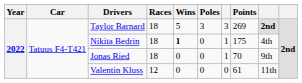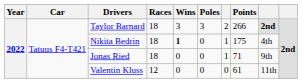(178, 26) 5 -> (178, 26) 3
(226, 26) 3 -> (226, 26) 2
(239, 26) 269 -> (239, 26) 266
(237, 55) 70 -> (237, 55) 71
